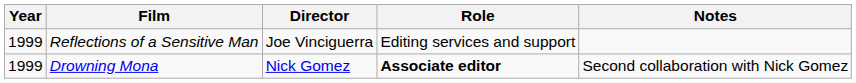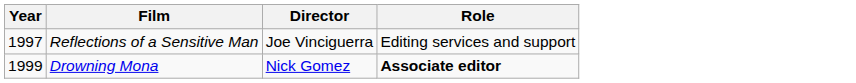- column: (715, 16)
(25, 41) 1999 -> (25, 41) 1997
